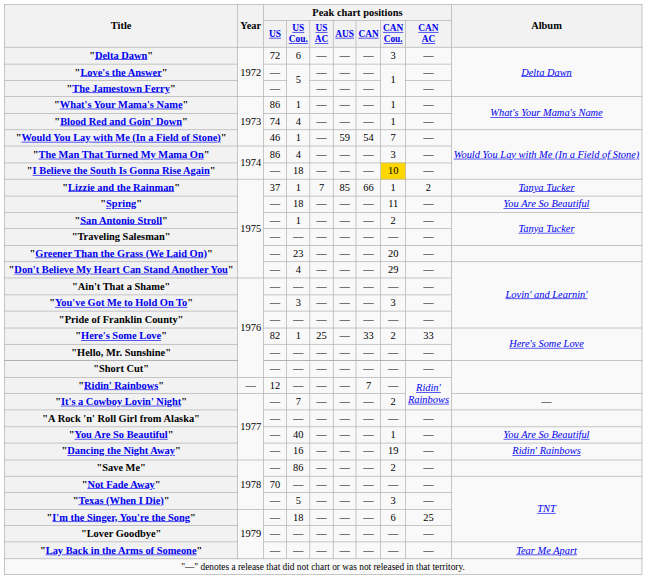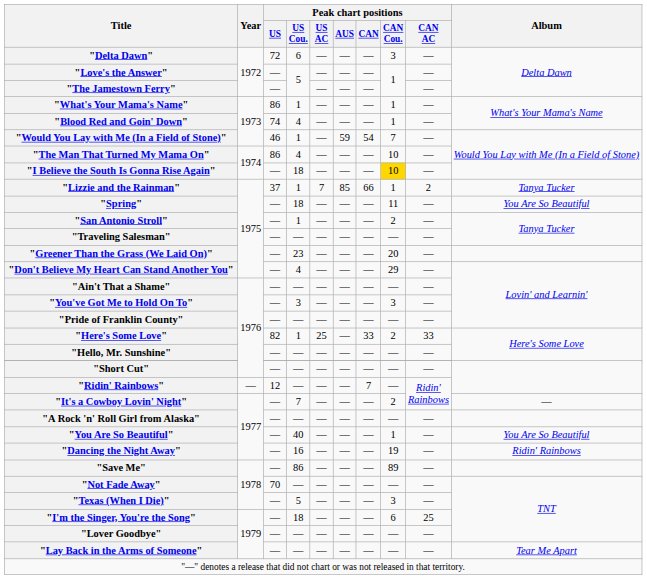(393, 154) 3 -> (393, 154) 10
(393, 468) 2 -> (393, 468) 89
